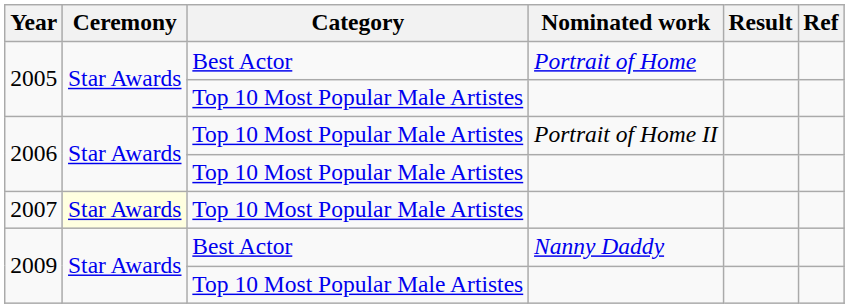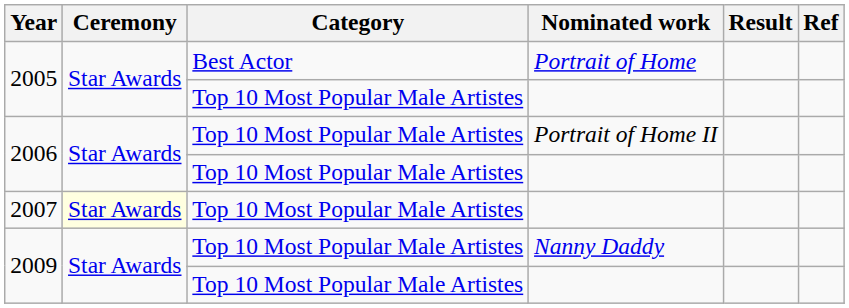(242, 246) Best Actor -> (358, 246) Top 10 Most Popular Male Artistes
